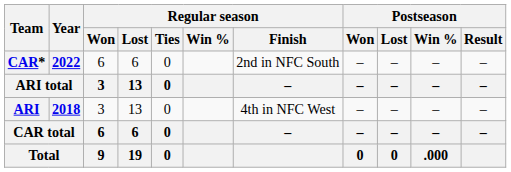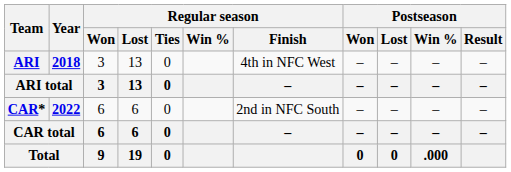rows swapped: (27, 109) <-> (27, 62)
